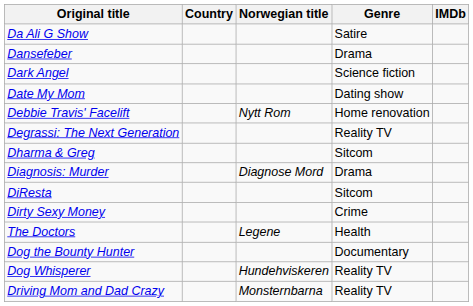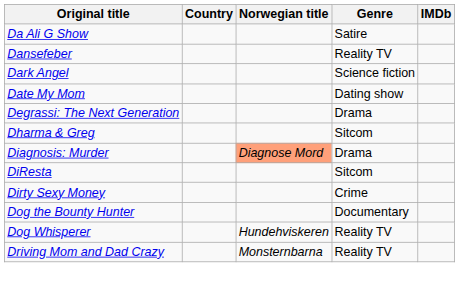(353, 53) Drama -> (363, 53) Reality TV
- row: (68, 113)
(363, 133) Reality TV -> (353, 113) Drama
(281, 172) no background -> (281, 152) lightsalmon background
- row: (41, 232)
